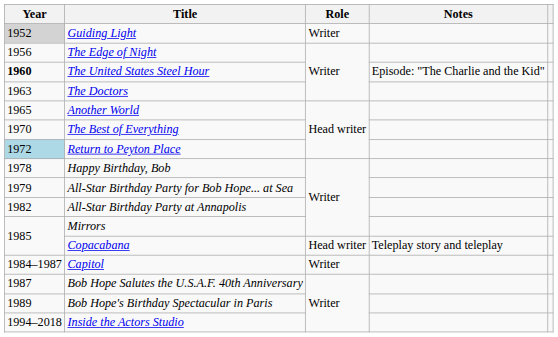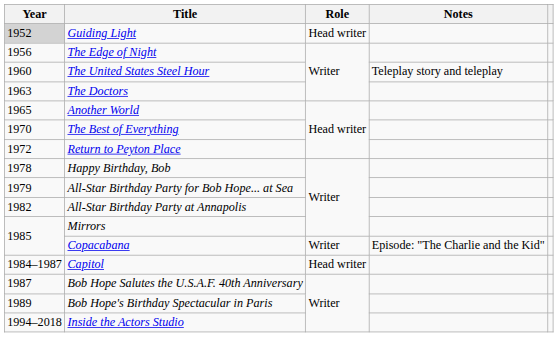(324, 33) Writer -> (337, 33) Head writer
(19, 71) bold -> (19, 71) normal
(458, 71) Episode: "The Charlie and the Kid" -> (437, 71) Teleplay story and teleplay
(19, 149) lightblue background -> (19, 149) no background
(337, 245) Head writer -> (324, 245) Writer
(437, 245) Teleplay story and teleplay -> (458, 245) Episode: "The Charlie and the Kid"
(324, 264) Writer -> (337, 264) Head writer
